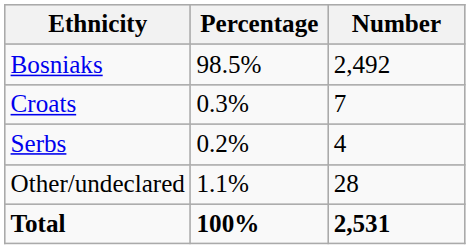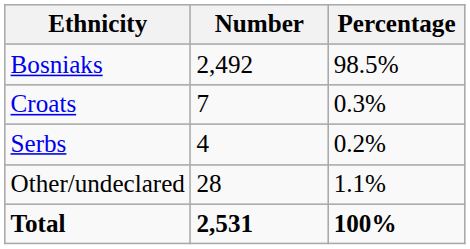columns swapped: (396, 24) <-> (259, 24)
